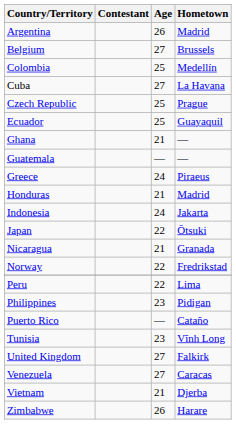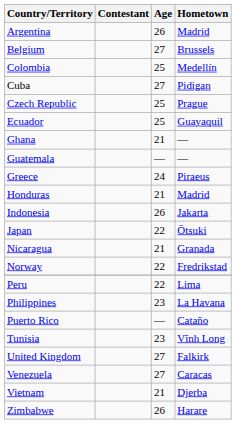(201, 85) La Havana -> (194, 85) Pidigan
(159, 212) 24 -> (159, 212) 26
(194, 302) Pidigan -> (201, 302) La Havana
